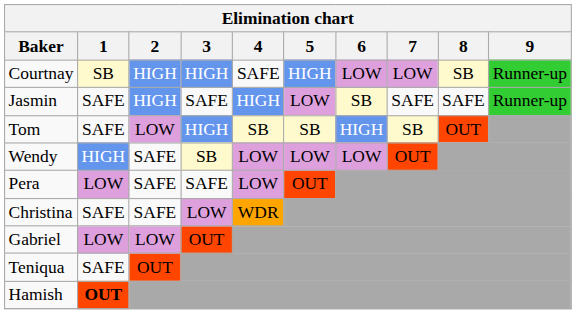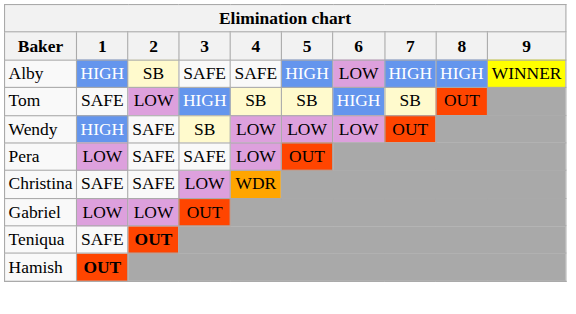+ row: (26, 73)
- row: (41, 73)
- row: (33, 101)
(155, 267) normal -> (154, 239) bold
